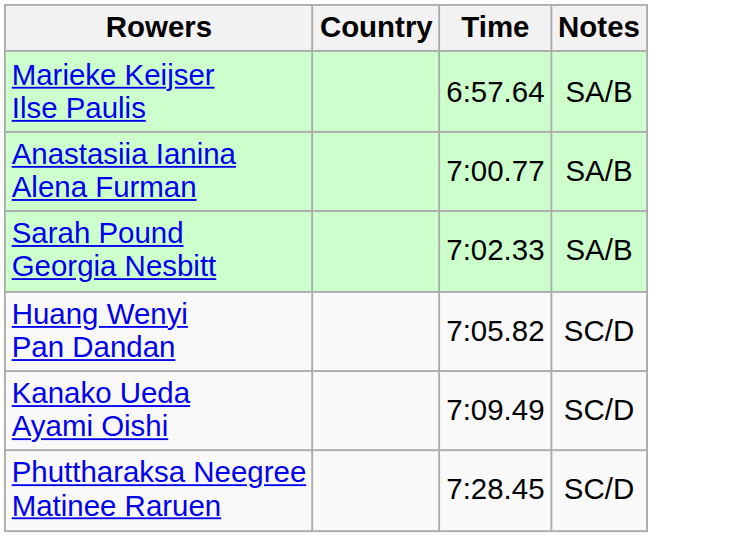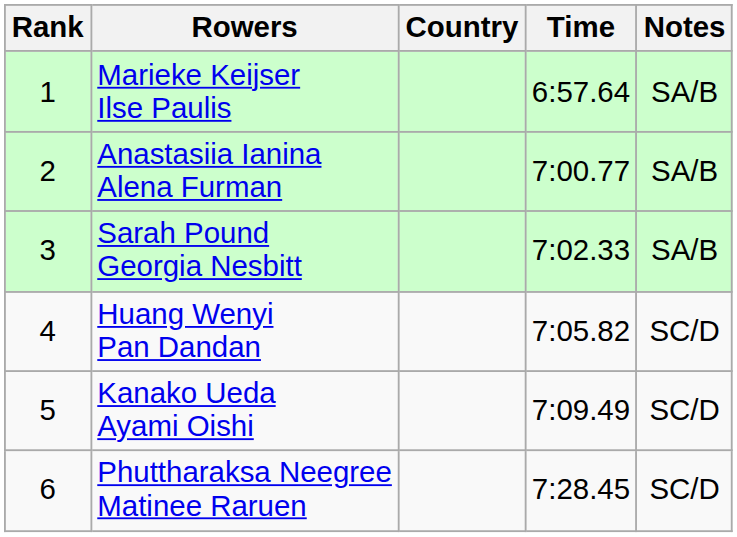+ column: (48, 27)
